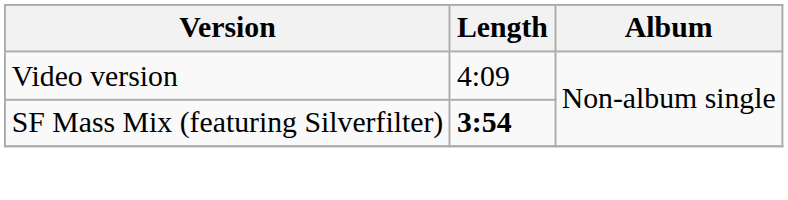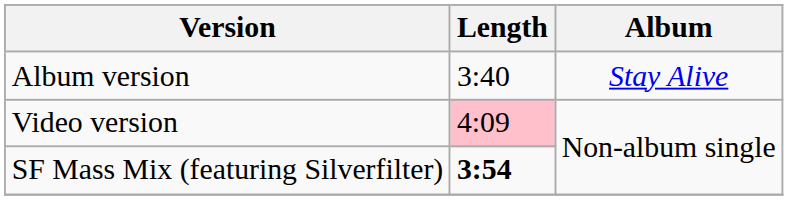+ row: (101, 75)
(483, 75) no background -> (483, 122) pink background
